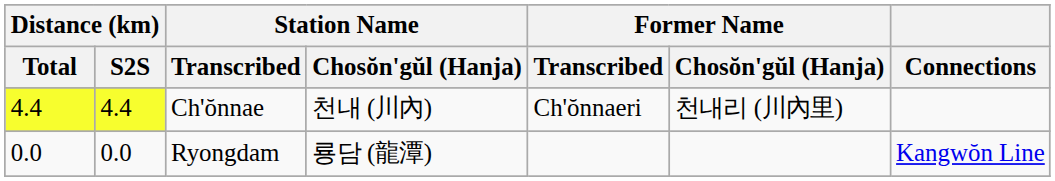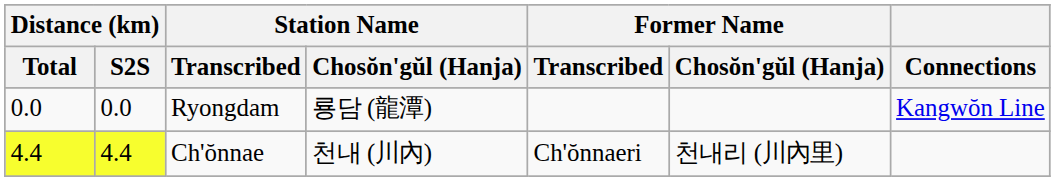rows swapped: (225, 153) <-> (218, 109)
